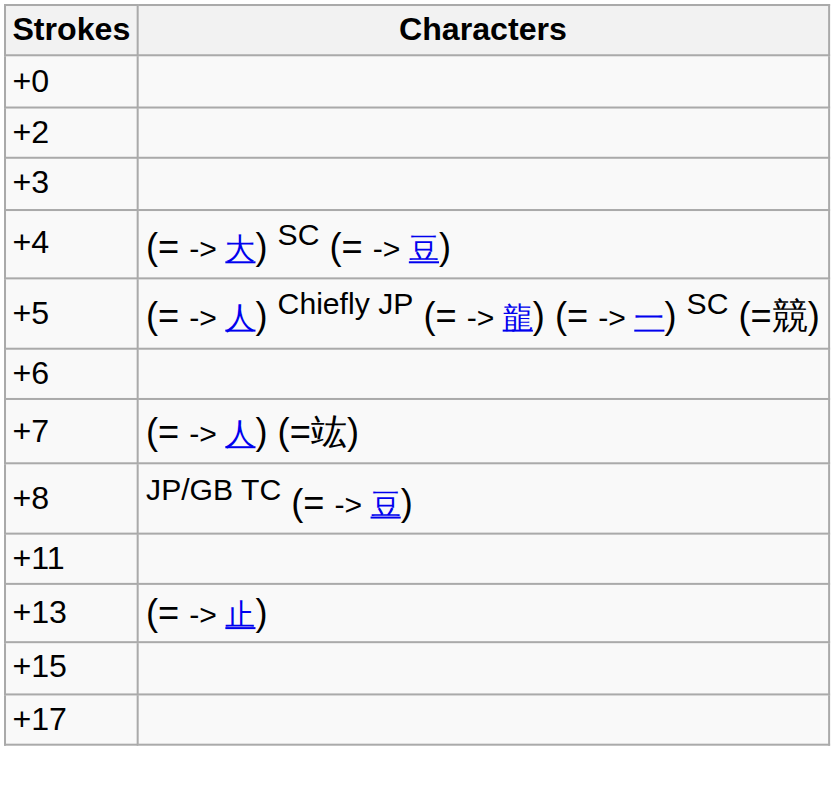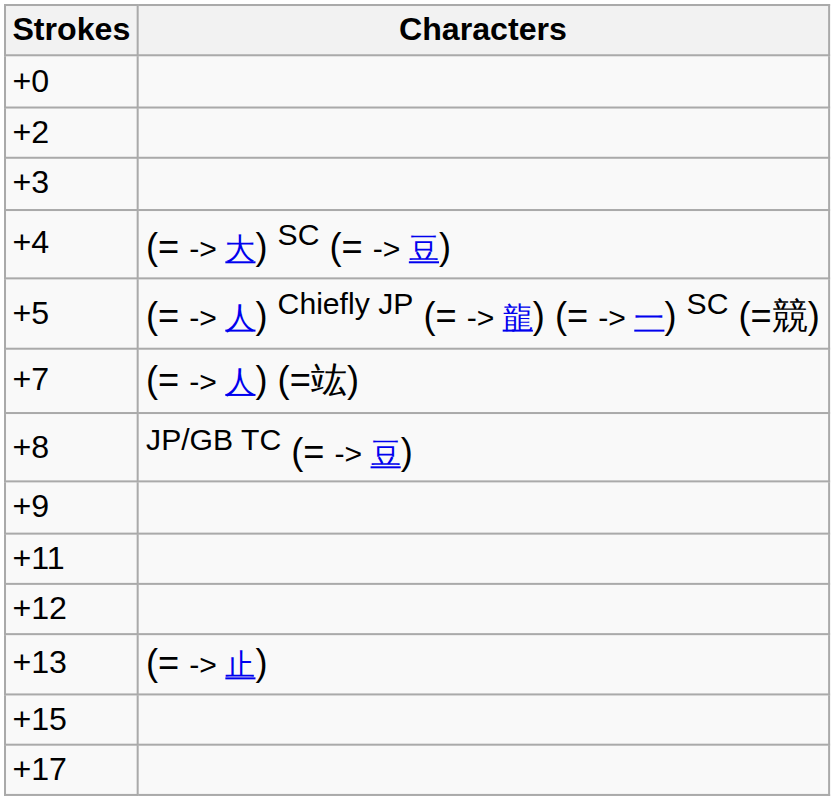- row: (31, 373)
+ row: (31, 506)
+ row: (40, 608)
